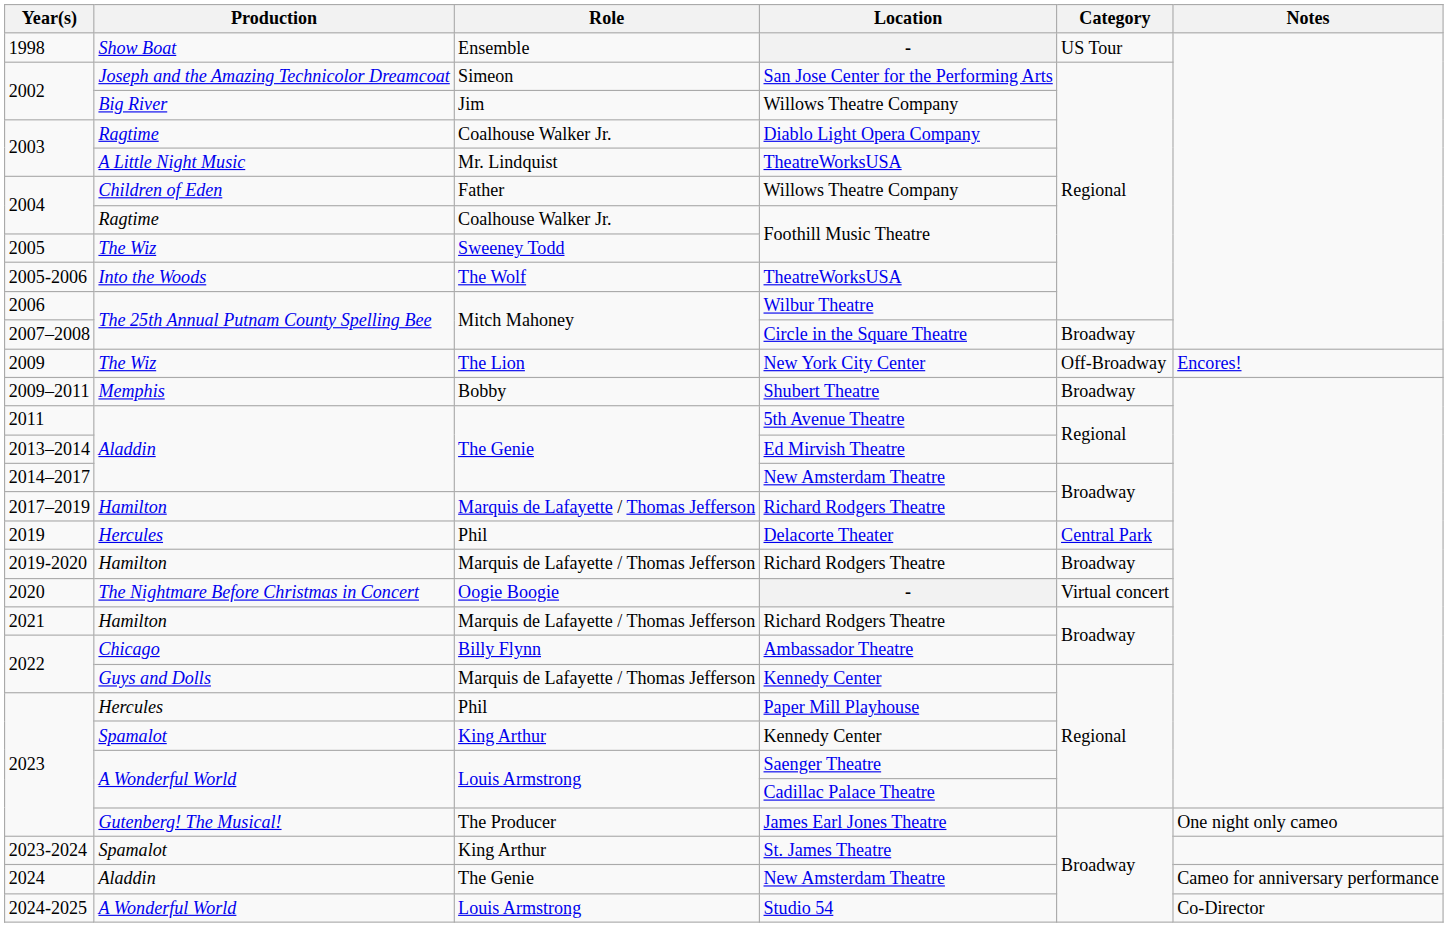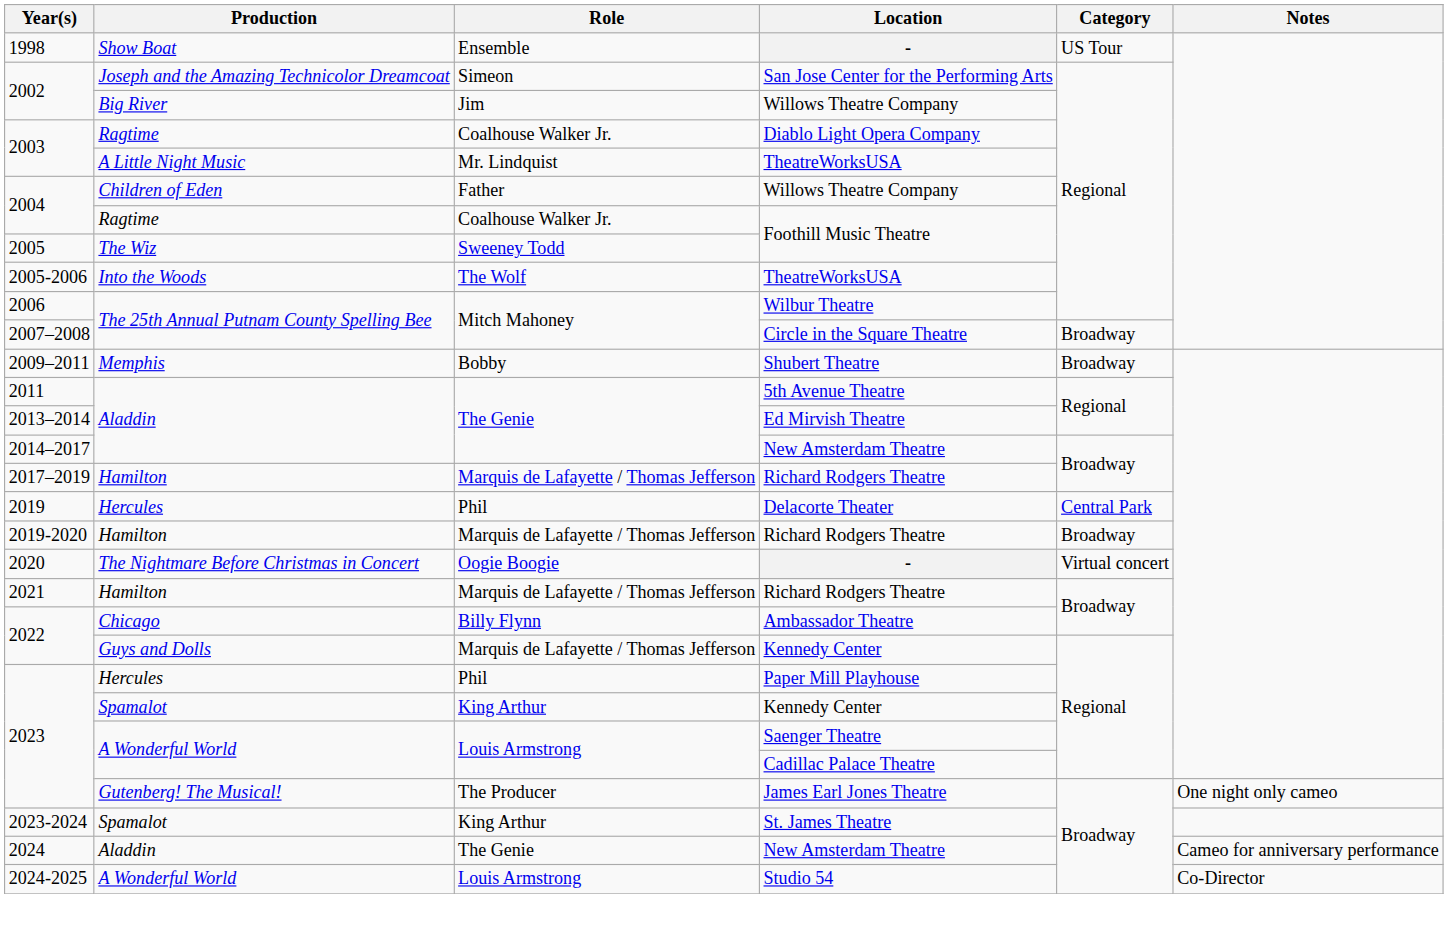- row: (27, 362)
